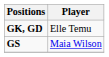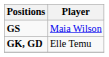rows swapped: (13, 44) <-> (25, 28)
